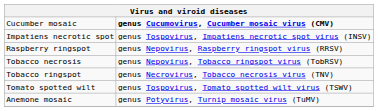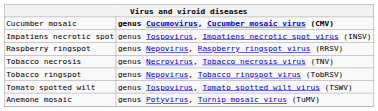(231, 62) genus Nepovirus, Tobacco ringspot virus (TobRSV) -> (226, 62) genus Necrovirus, Tobacco necrosis virus (TNV)
(226, 74) genus Necrovirus, Tobacco necrosis virus (TNV) -> (231, 74) genus Nepovirus, Tobacco ringspot virus (TobRSV)
